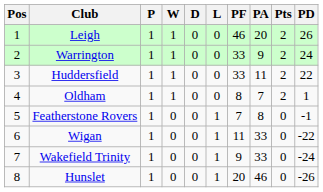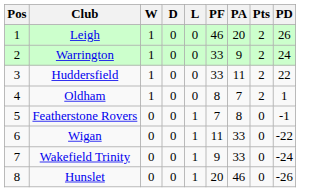- column: (151, 14)
